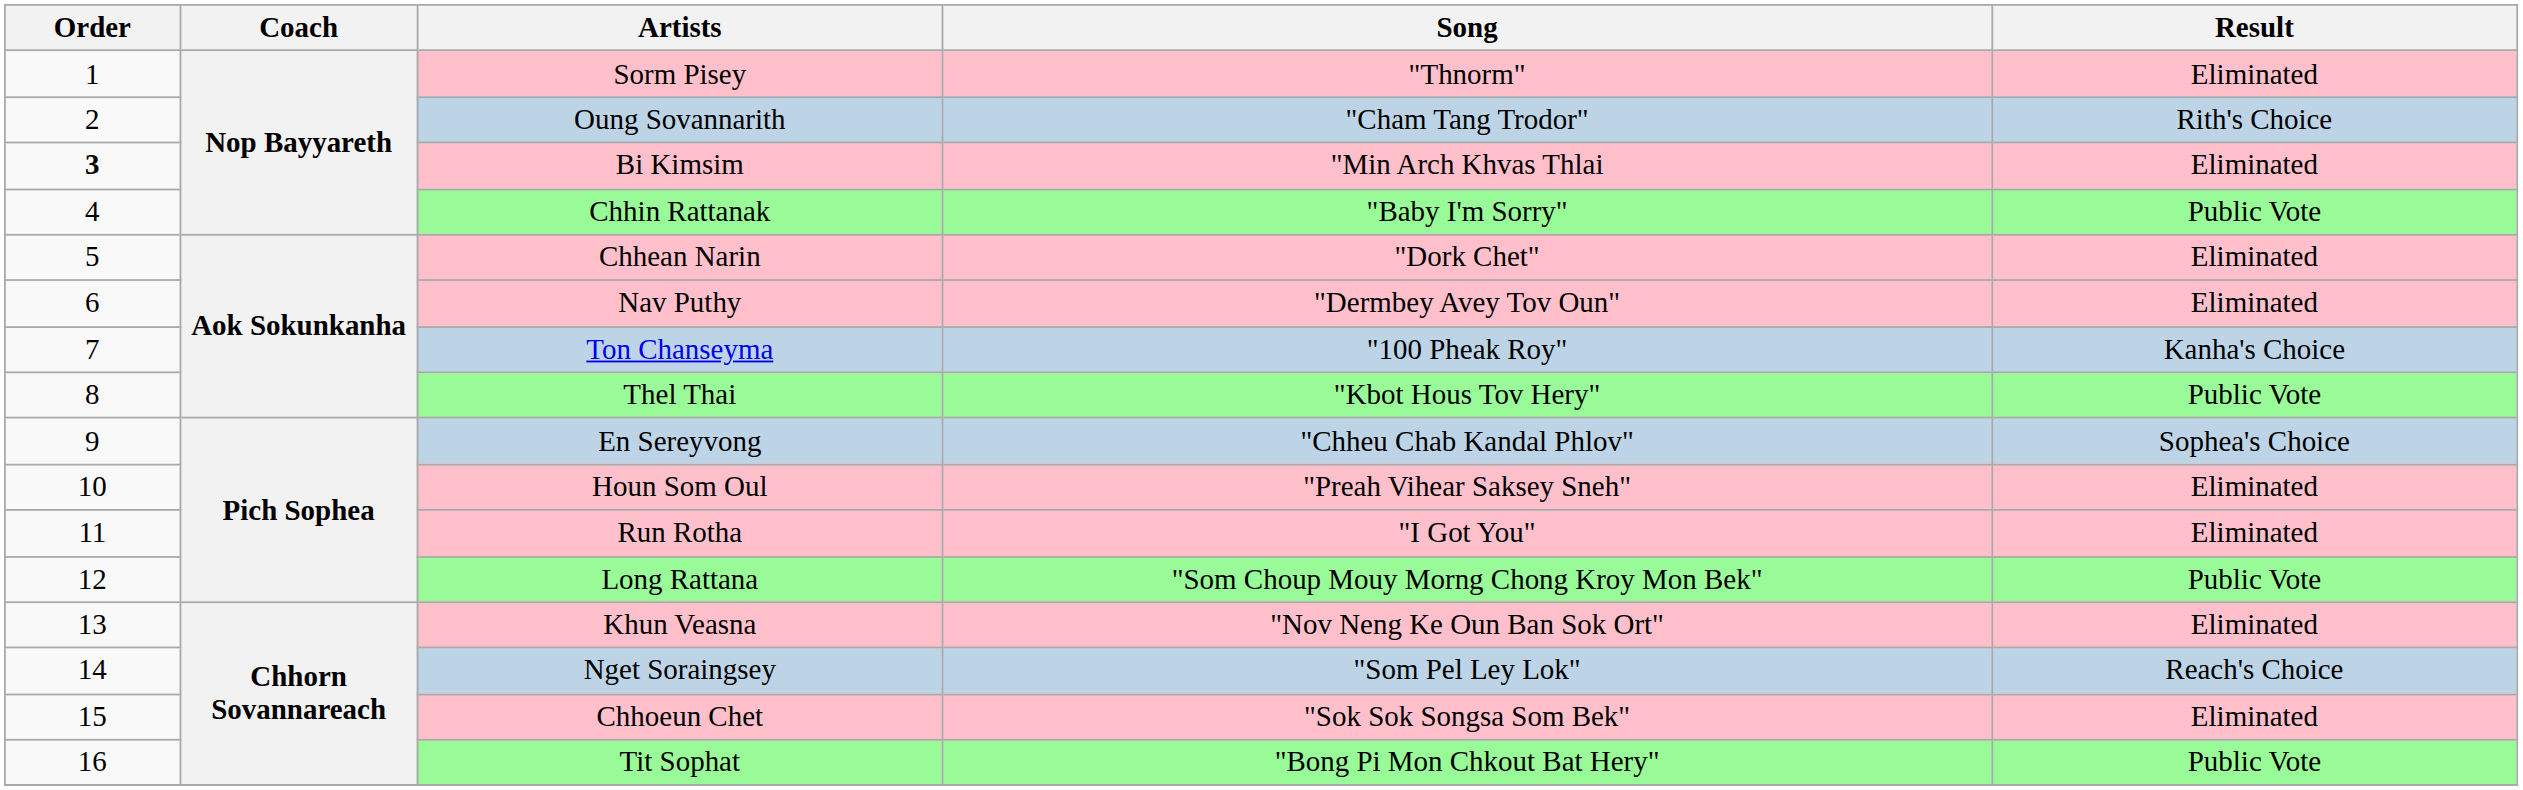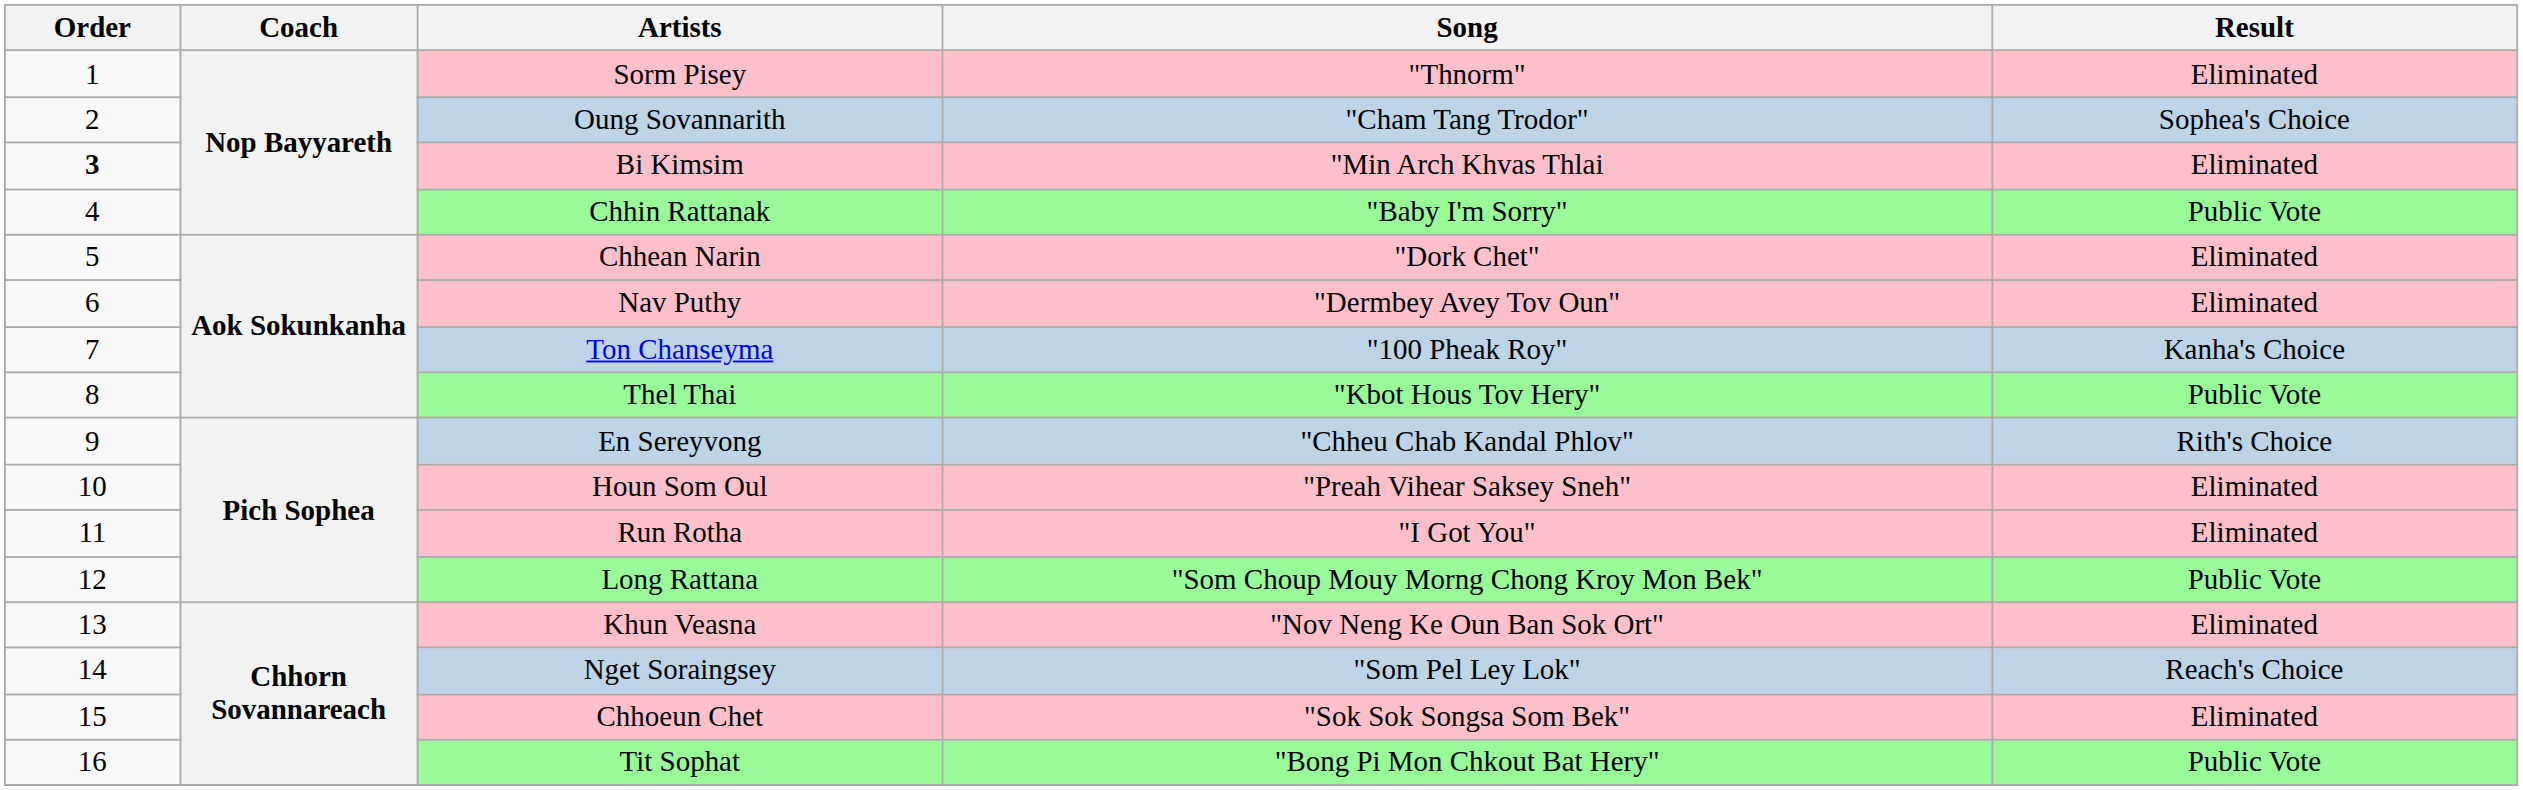(2254, 119) Rith's Choice -> (2254, 119) Sophea's Choice
(2254, 440) Sophea's Choice -> (2254, 440) Rith's Choice
